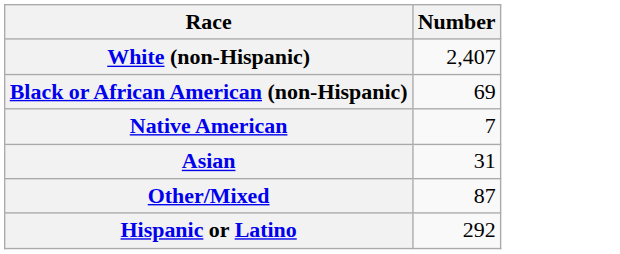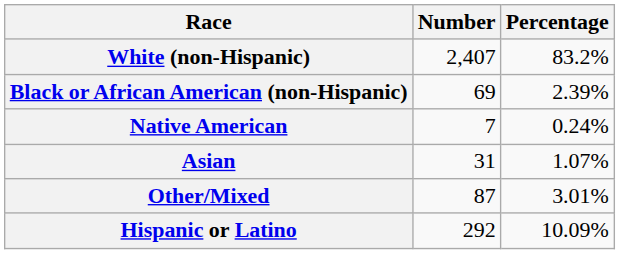+ column: (557, 21)
